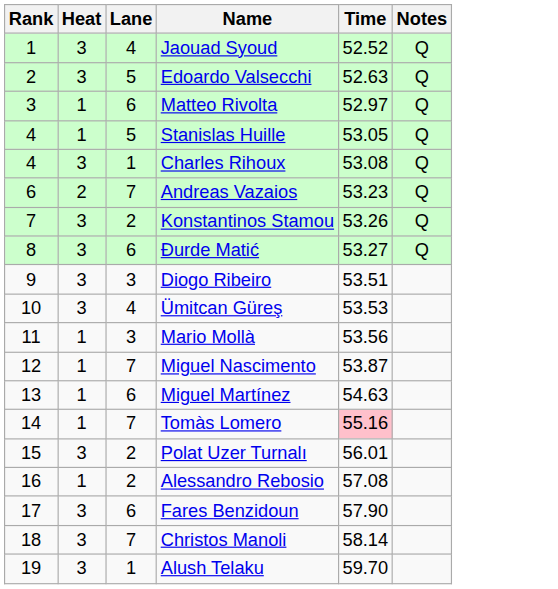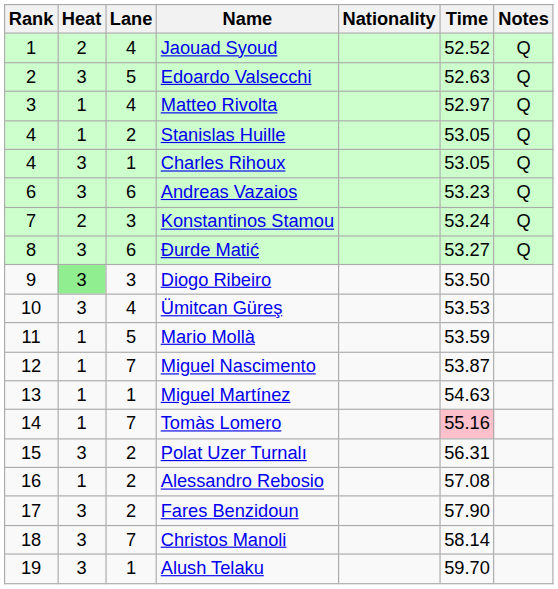+ column: (389, 18)
(82, 47) 3 -> (82, 47) 2
(131, 105) 6 -> (131, 105) 4
(131, 134) 5 -> (131, 134) 2
(365, 163) 53.08 -> (467, 163) 53.05
(82, 192) 2 -> (82, 192) 3
(131, 192) 7 -> (131, 192) 6
(82, 221) 3 -> (82, 221) 2
(131, 221) 2 -> (131, 221) 3
(365, 221) 53.26 -> (467, 221) 53.24
(82, 279) no background -> (82, 279) lightgreen background
(365, 279) 53.51 -> (467, 279) 53.50
(131, 337) 3 -> (131, 337) 5
(365, 337) 53.56 -> (467, 337) 53.59
(131, 395) 6 -> (131, 395) 1
(365, 452) 56.01 -> (467, 452) 56.31
(131, 510) 6 -> (131, 510) 2
